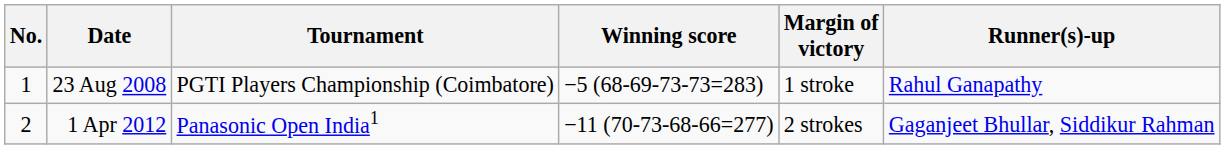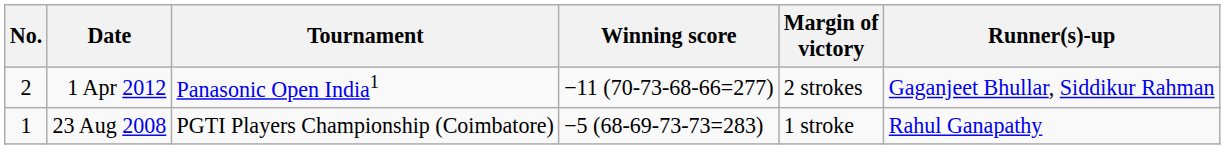rows swapped: (109, 85) <-> (117, 123)
